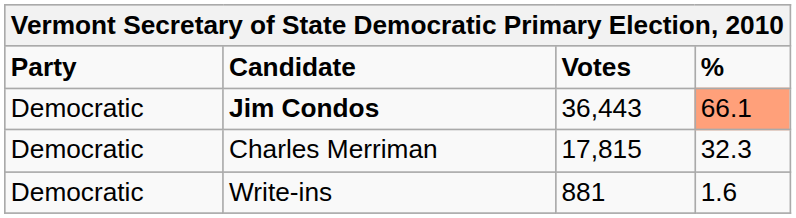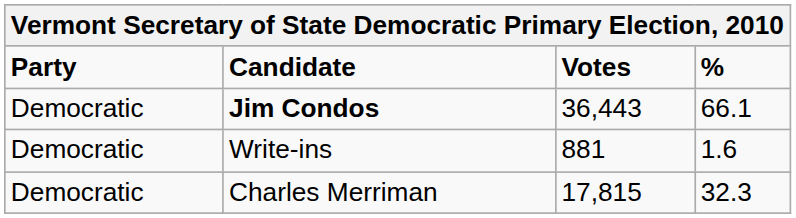(726, 108) lightsalmon background -> (726, 108) no background
rows swapped: (333, 150) <-> (281, 191)
